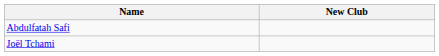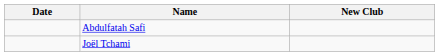+ column: (42, 12)
